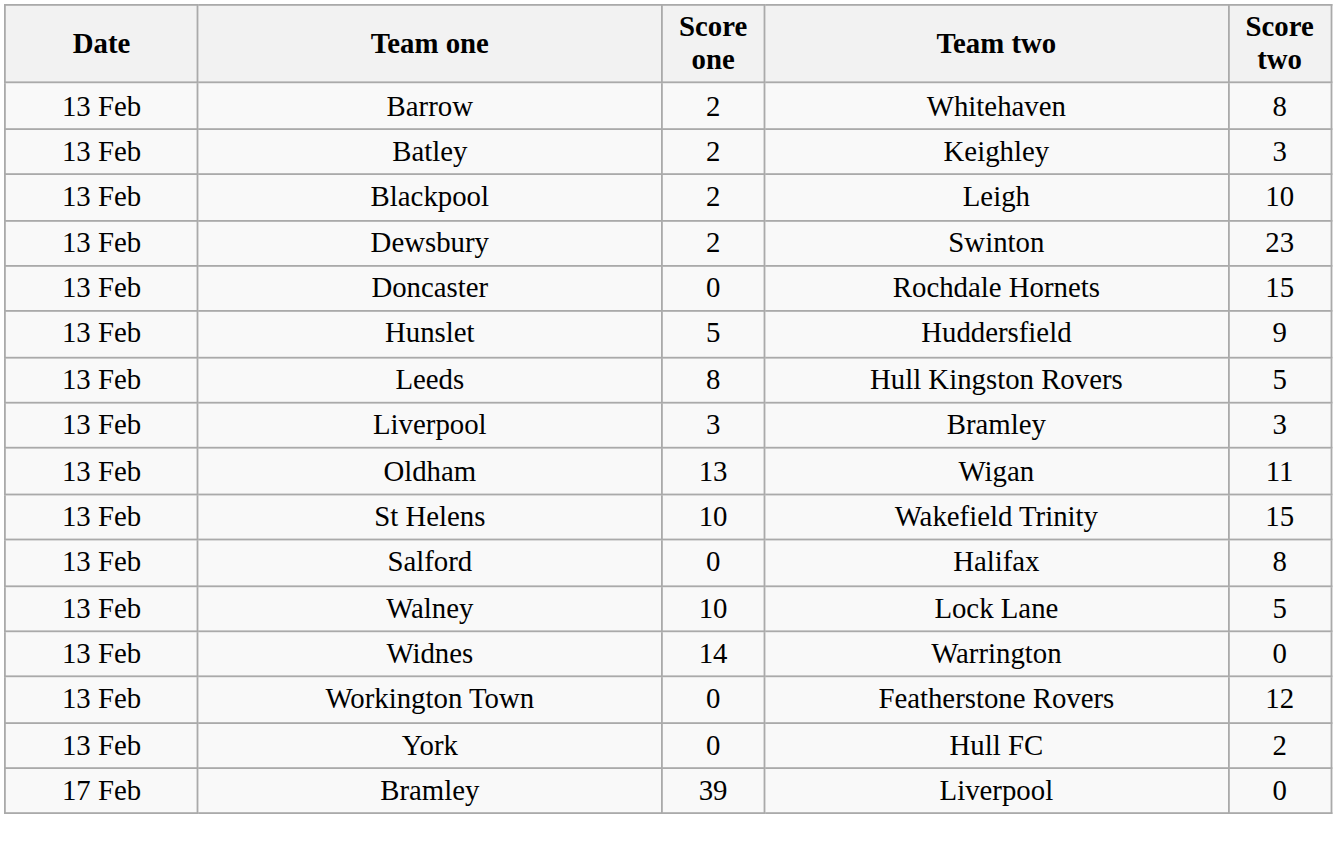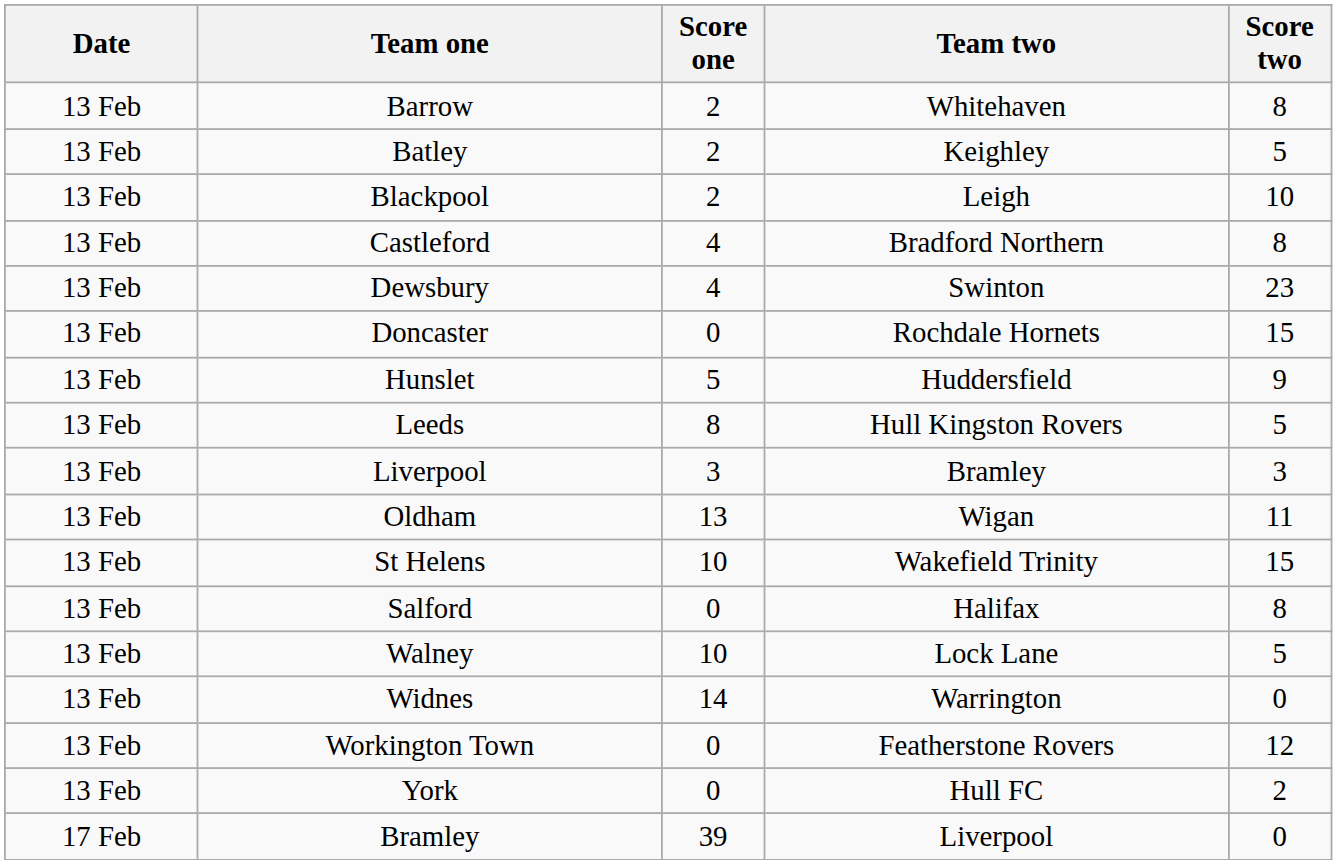(1280, 151) 3 -> (1280, 151) 5
+ row: (430, 242)
(713, 242) 2 -> (713, 288) 4
